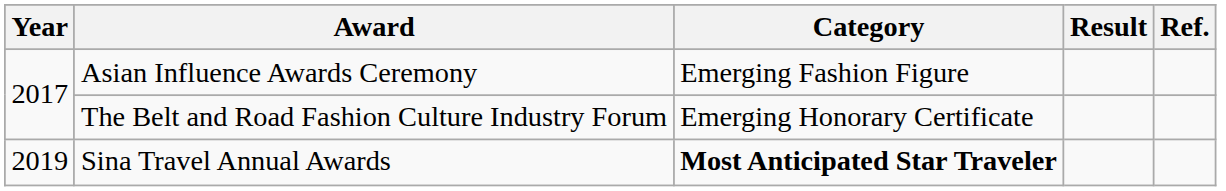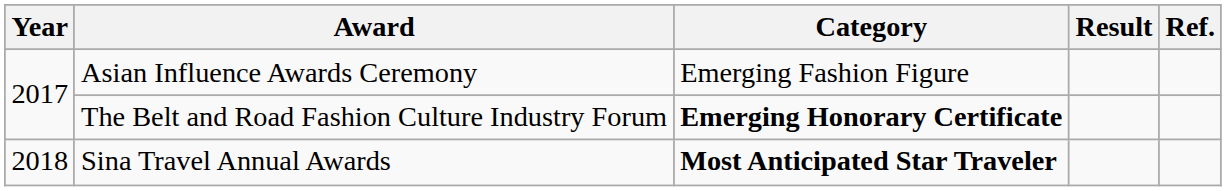(857, 116) normal -> (871, 116) bold
(40, 161) 2019 -> (40, 161) 2018
